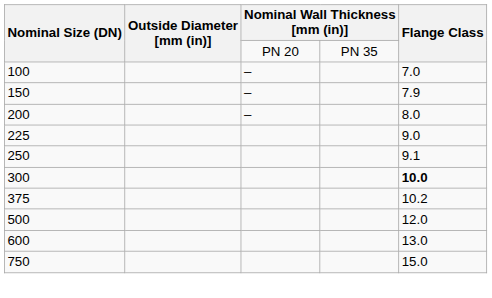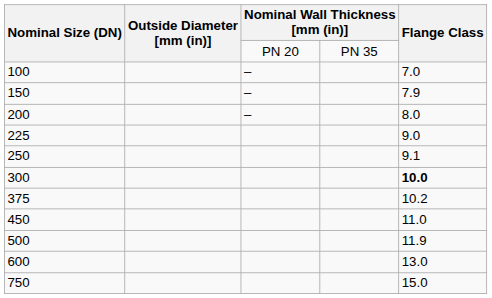+ row: (19, 219)
(415, 219) 12.0 -> (414, 240) 11.9
